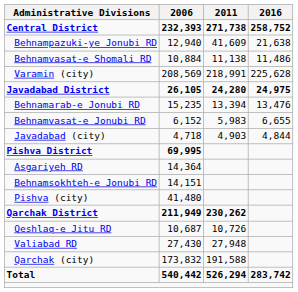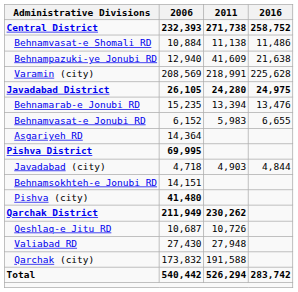rows swapped: (86, 43) <-> (83, 58)
rows swapped: (60, 136) <-> (49, 167)
(184, 198) normal -> (184, 198) bold
